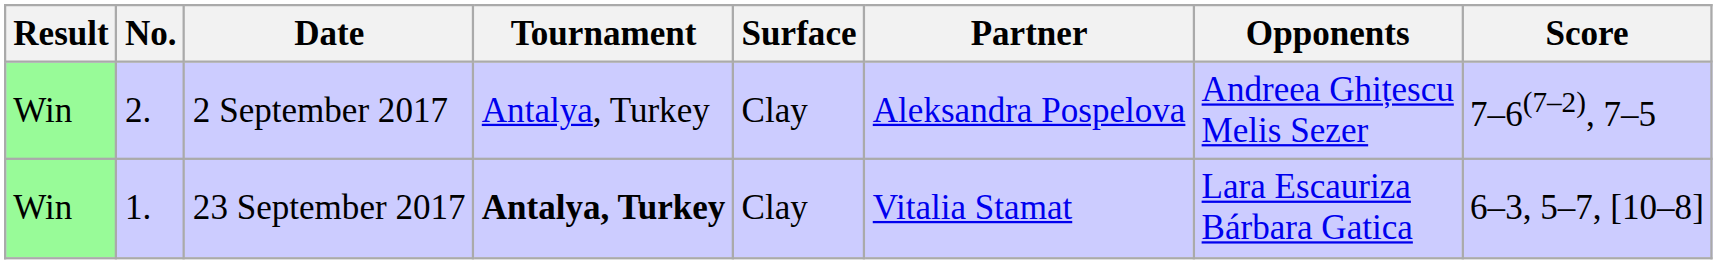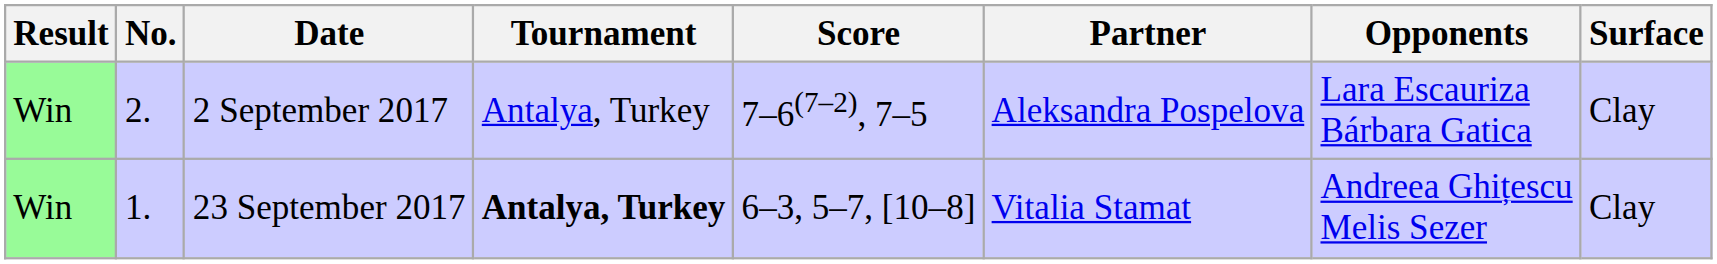columns swapped: (799, 32) <-> (1587, 32)
(1328, 109) Andreea Ghițescu Melis Sezer -> (1426, 109) Lara Escauriza Bárbara Gatica
(1307, 207) Lara Escauriza Bárbara Gatica -> (1447, 207) Andreea Ghițescu Melis Sezer
